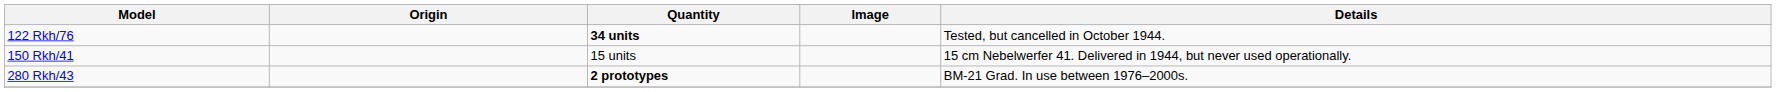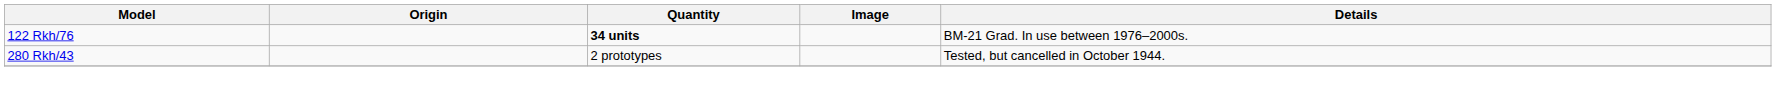(1054, 35) Tested, but cancelled in October 1944. -> (1066, 35) BM-21 Grad. In use between 1976–2000s.
- row: (41, 55)
(629, 76) bold -> (626, 55) normal
(1066, 76) BM-21 Grad. In use between 1976–2000s. -> (1054, 55) Tested, but cancelled in October 1944.
